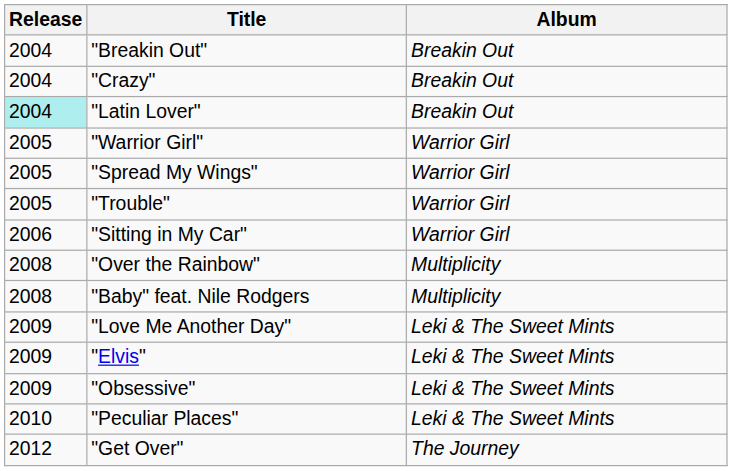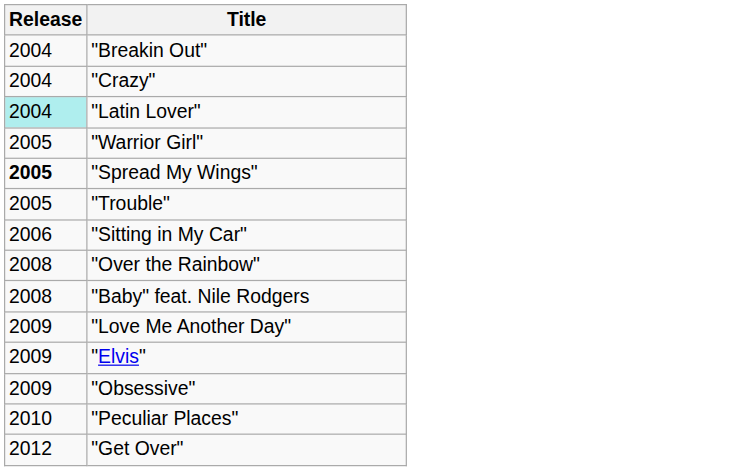- column: (567, 19)
(31, 173) normal -> (31, 173) bold
